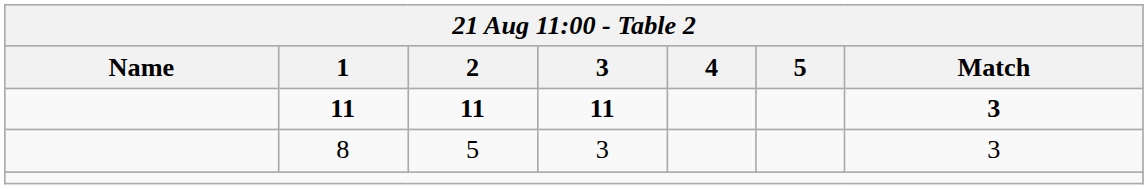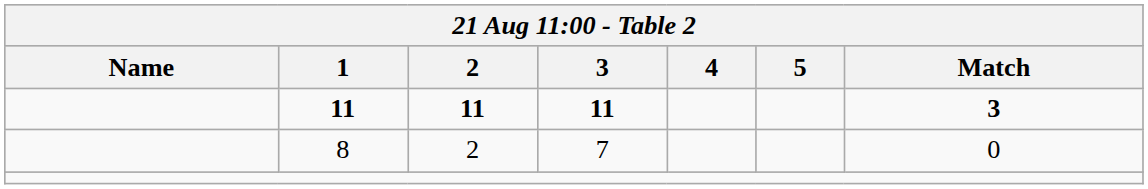(473, 150) 5 -> (473, 150) 2
(602, 150) 3 -> (602, 150) 7
(994, 150) 3 -> (994, 150) 0
